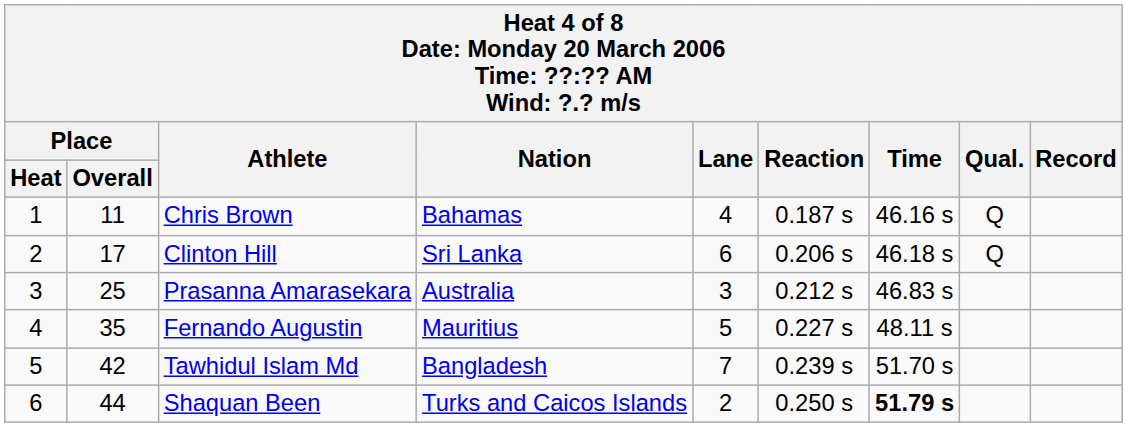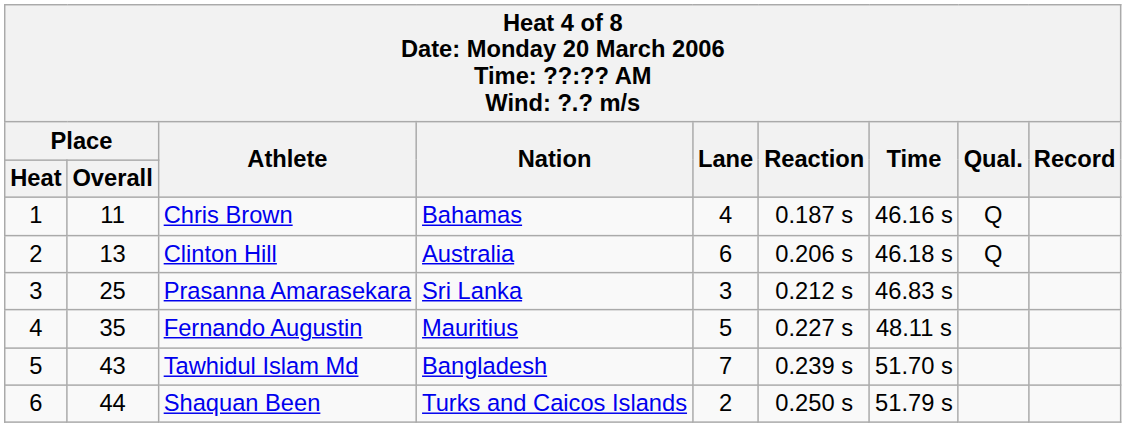(113, 253) 17 -> (113, 253) 13
(472, 253) Sri Lanka -> (468, 253) Australia
(468, 290) Australia -> (472, 290) Sri Lanka
(113, 366) 42 -> (113, 366) 43
(915, 403) bold -> (914, 403) normal
